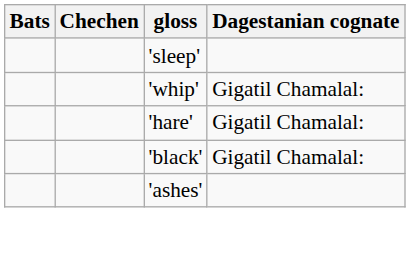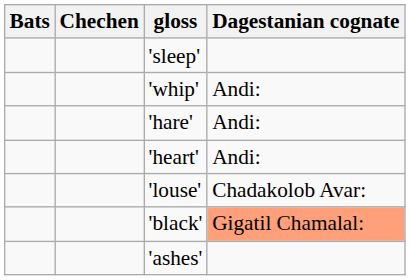(288, 88) Gigatil Chamalal: -> (236, 88) Andi:
(288, 122) Gigatil Chamalal: -> (236, 122) Andi:
+ row: (174, 156)
+ row: (175, 190)
(288, 156) no background -> (288, 223) lightsalmon background
